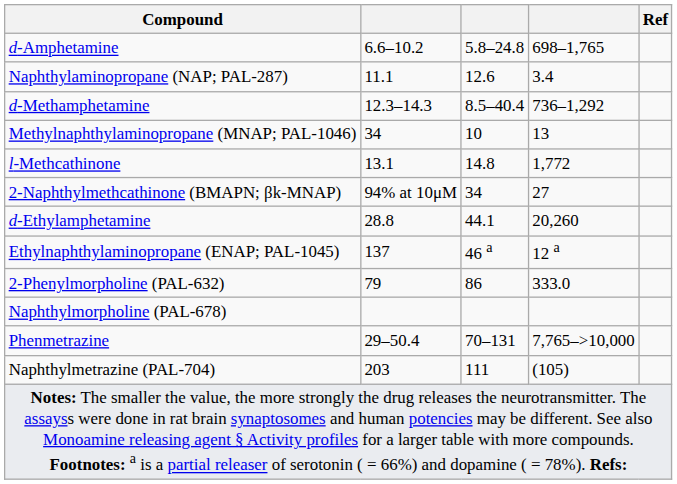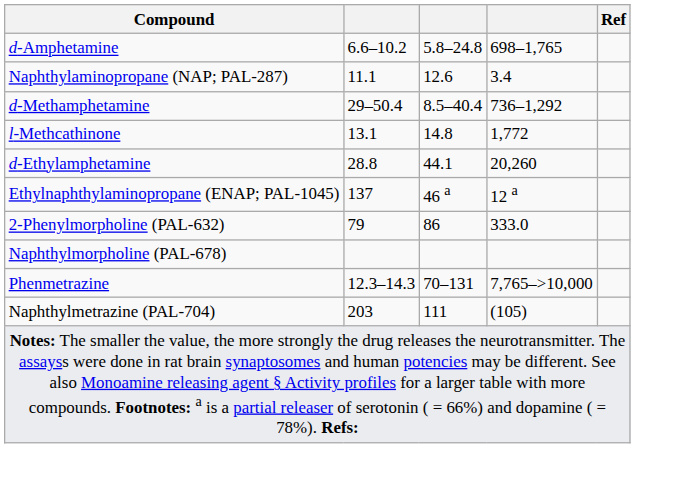(398, 105) 12.3–14.3 -> (375, 105) 29–50.4
- row: (183, 134)
- row: (175, 191)
(392, 340) 29–50.4 -> (381, 282) 12.3–14.3
